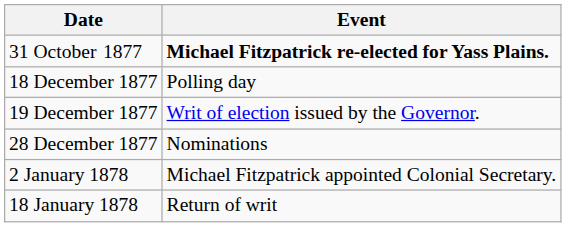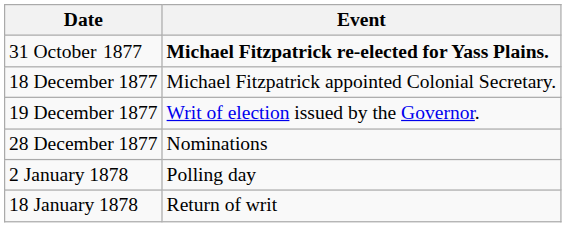(211, 81) Polling day -> (361, 81) Michael Fitzpatrick appointed Colonial Secretary.
(361, 174) Michael Fitzpatrick appointed Colonial Secretary. -> (211, 174) Polling day
